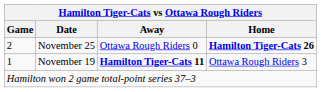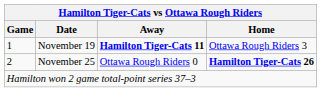rows swapped: (67, 62) <-> (67, 45)
